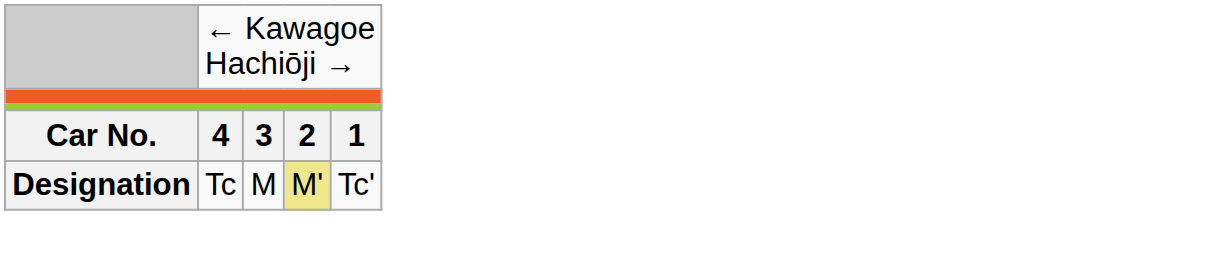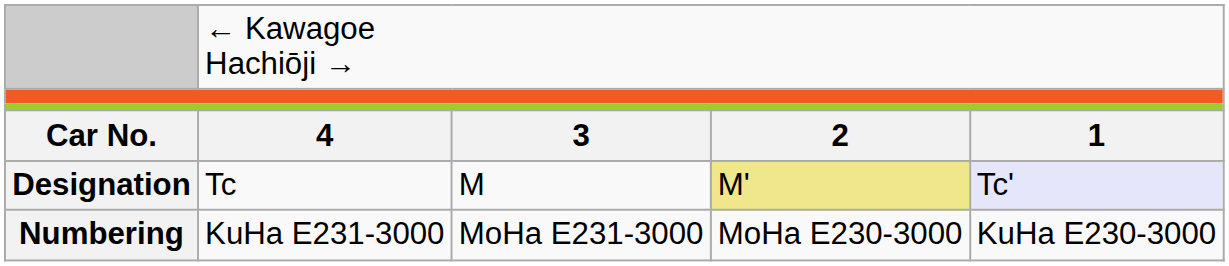(356, 184) no background -> (995, 184) lavender background
+ row: (101, 234)
